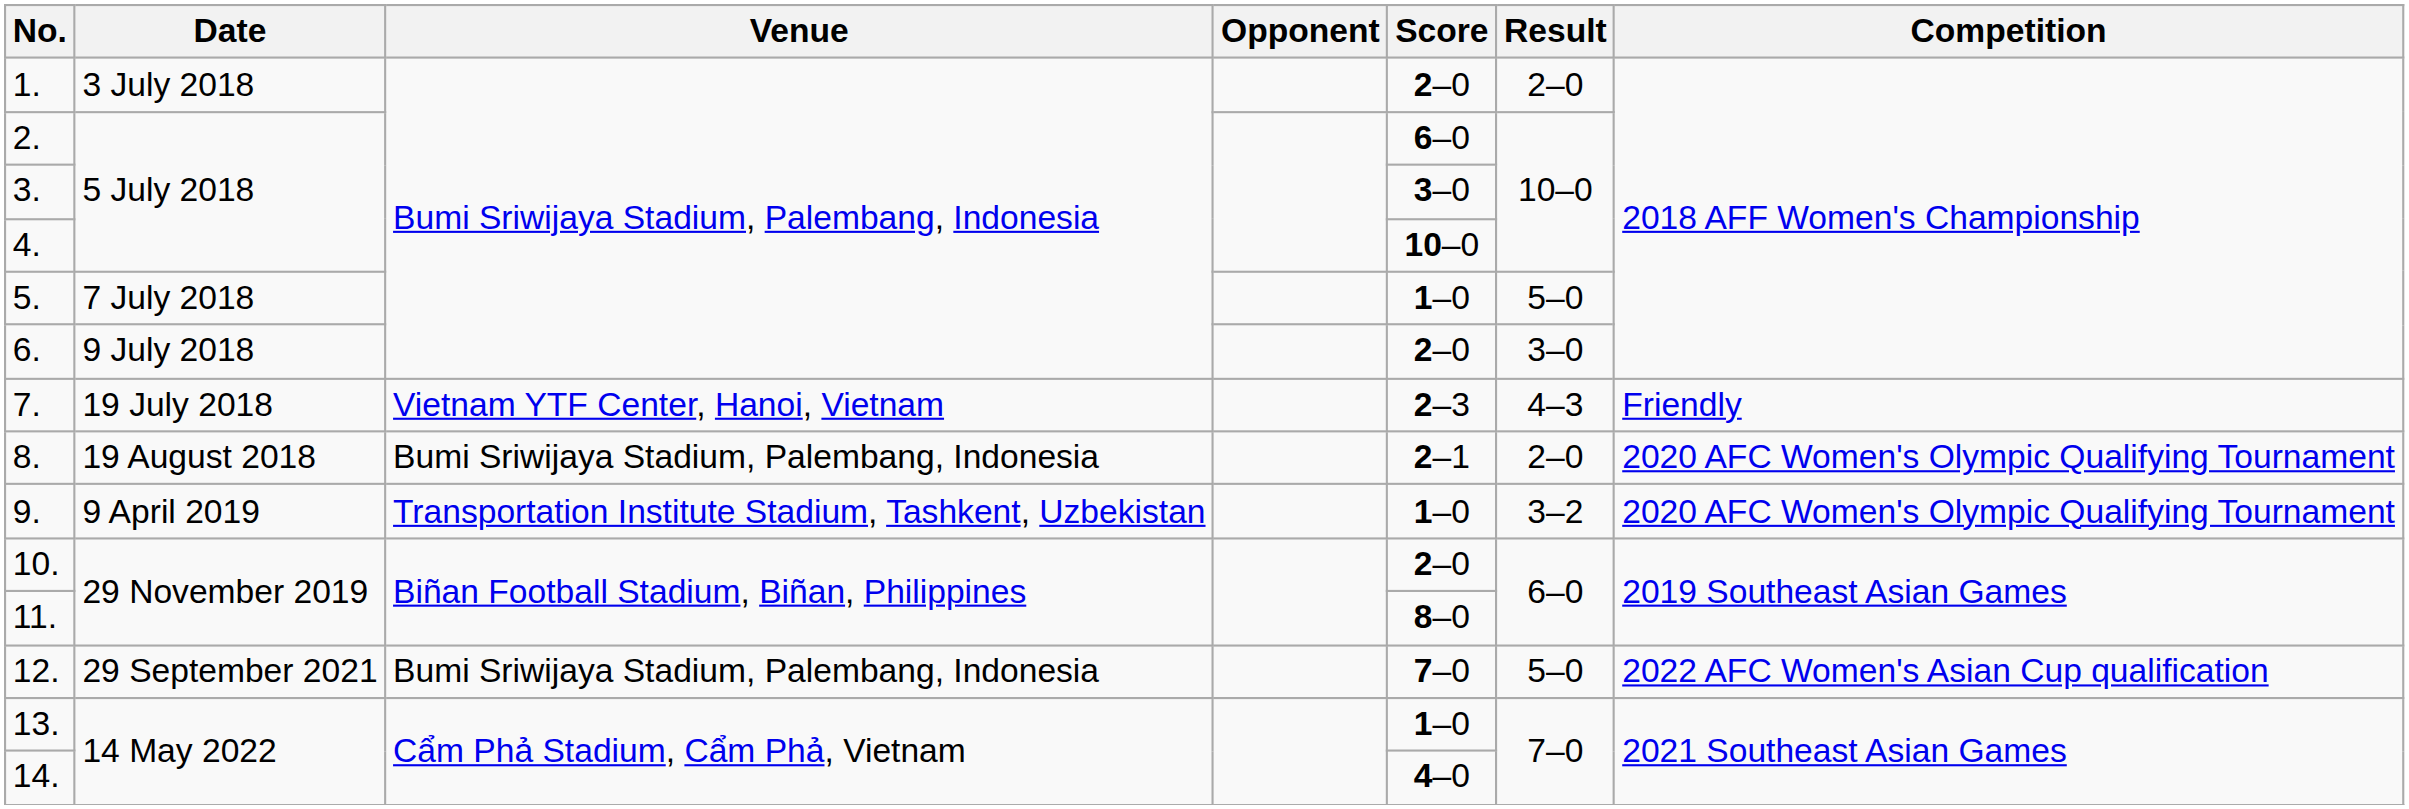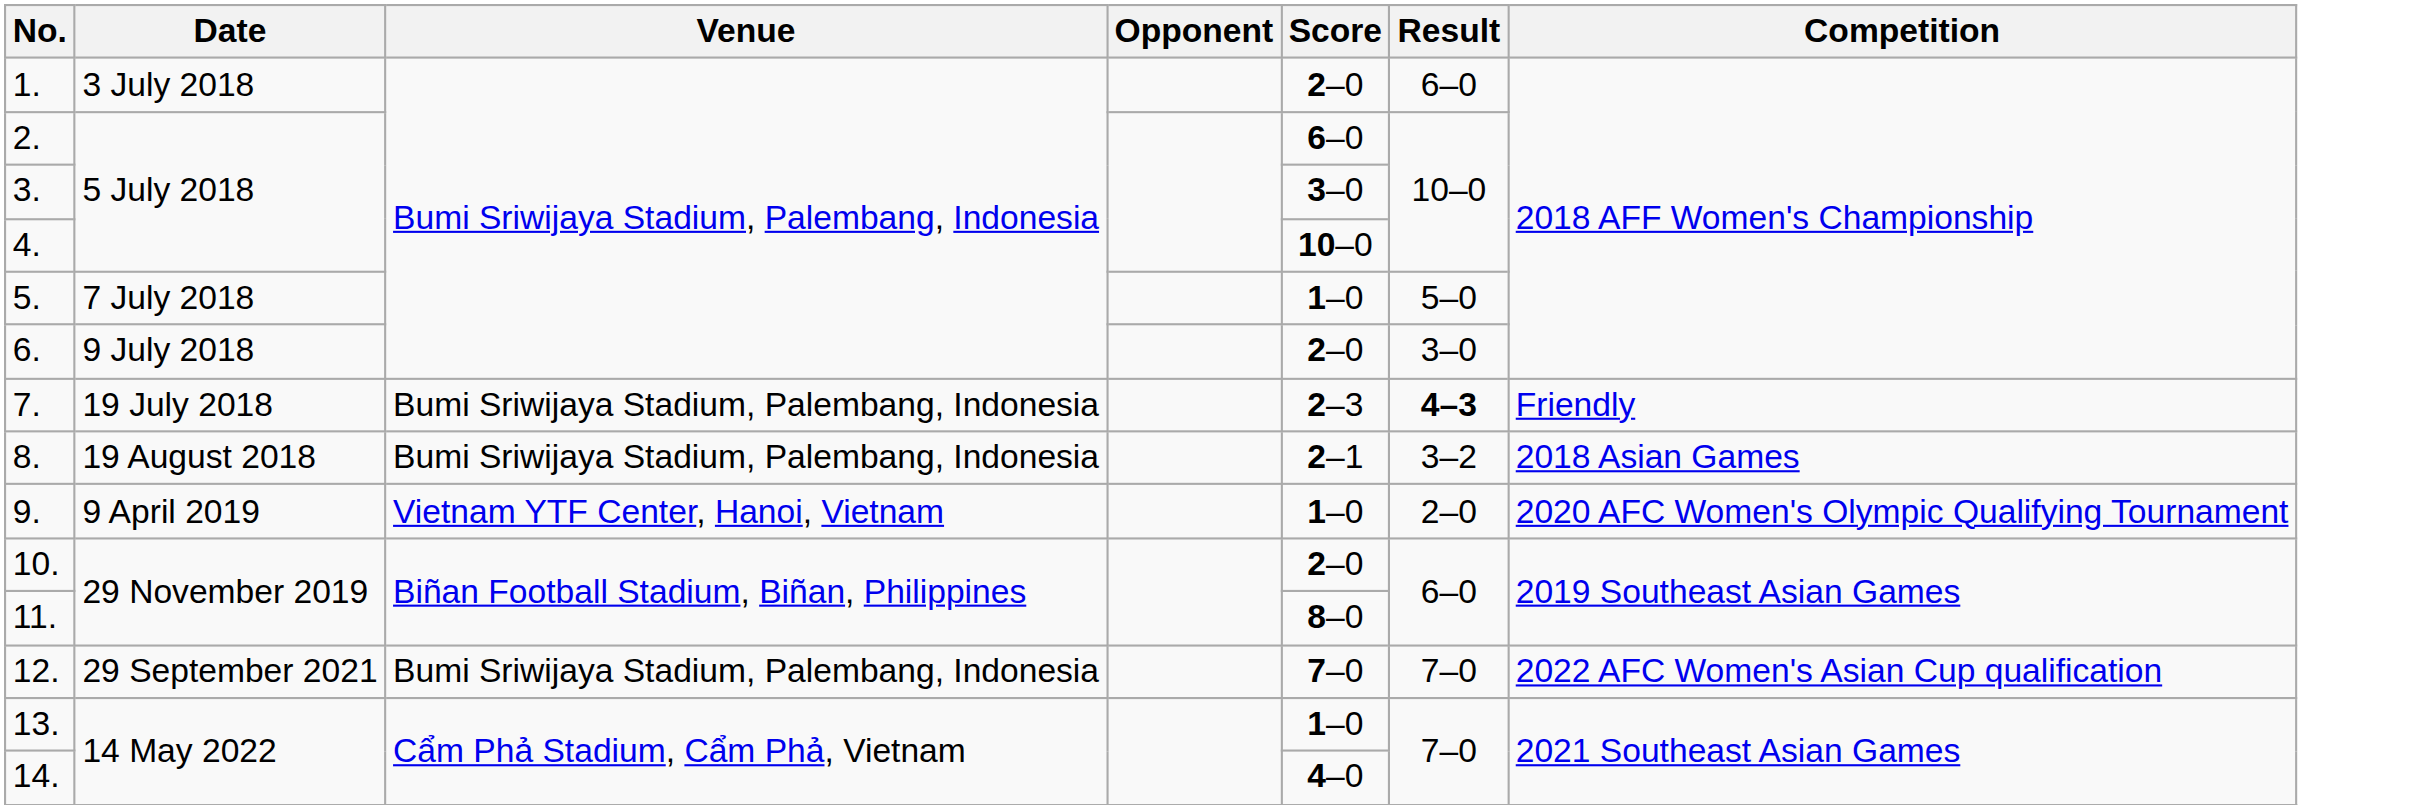(1555, 84) 2–0 -> (1449, 84) 6–0
(669, 404) Vietnam YTF Center, Hanoi, Vietnam -> (746, 404) Bumi Sriwijaya Stadium, Palembang, Indonesia
(1555, 404) normal -> (1449, 404) bold
(1555, 457) 2–0 -> (1449, 457) 3–2
(2009, 457) 2020 AFC Women's Olympic Qualifying Tournament -> (1658, 457) 2018 Asian Games
(799, 510) Transportation Institute Stadium, Tashkent, Uzbekistan -> (669, 510) Vietnam YTF Center, Hanoi, Vietnam
(1555, 510) 3–2 -> (1449, 510) 2–0
(1555, 670) 5–0 -> (1449, 670) 7–0
